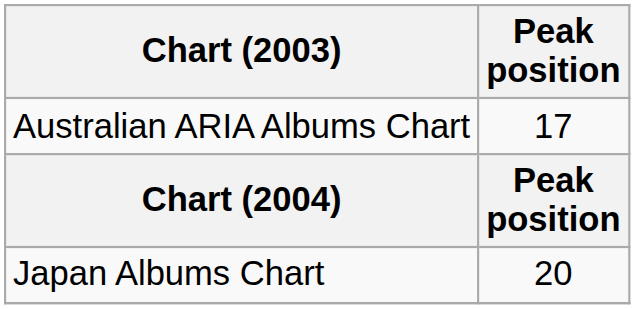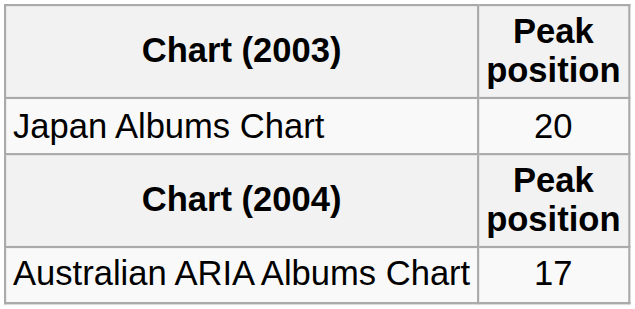rows swapped: (242, 125) <-> (169, 274)
